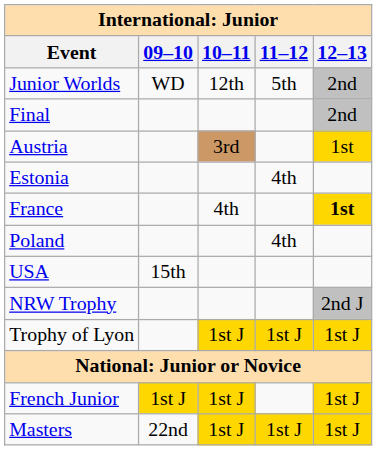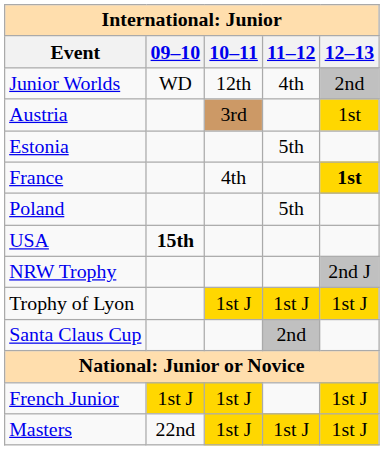(284, 83) 5th -> (291, 83) 4th
- row: (30, 114)
(284, 177) 4th -> (291, 146) 5th
(284, 240) 4th -> (291, 209) 5th
(168, 271) normal -> (175, 240) bold
+ row: (75, 334)
